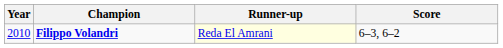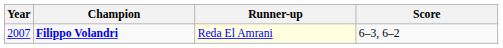(19, 33) 2010 -> (19, 33) 2007
